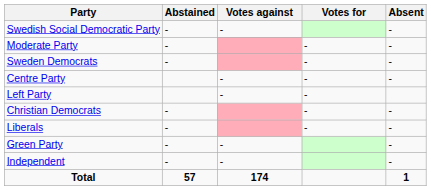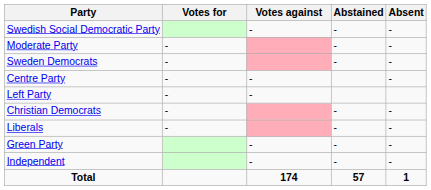columns swapped: (344, 12) <-> (190, 12)
